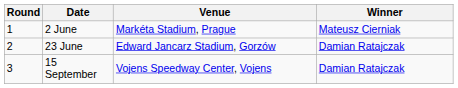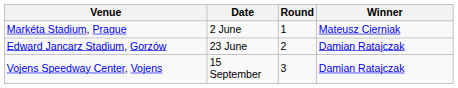columns swapped: (23, 12) <-> (215, 12)
